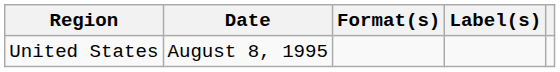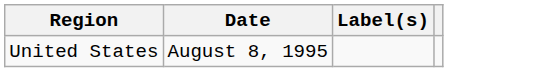- column: (389, 20)
